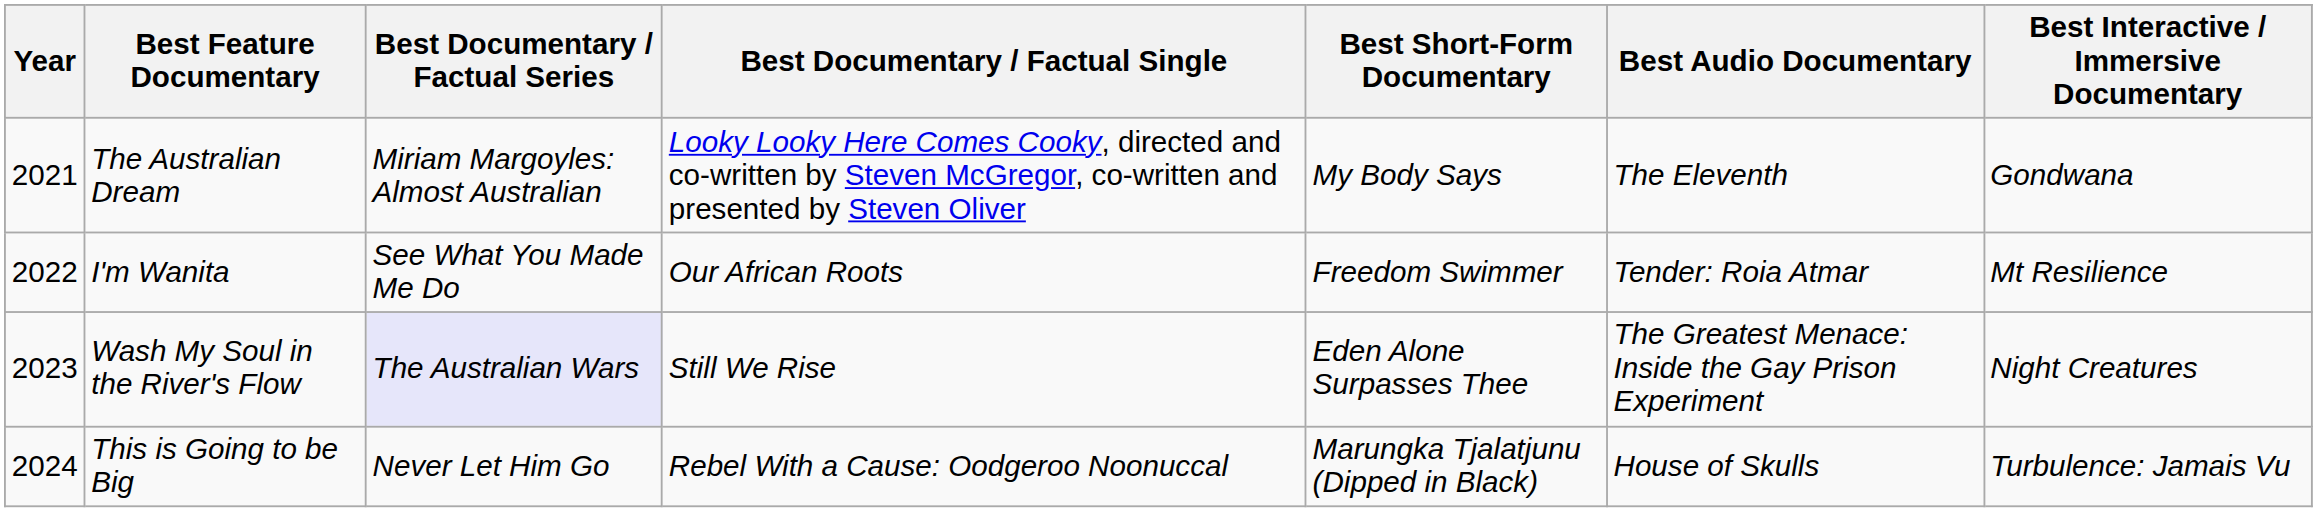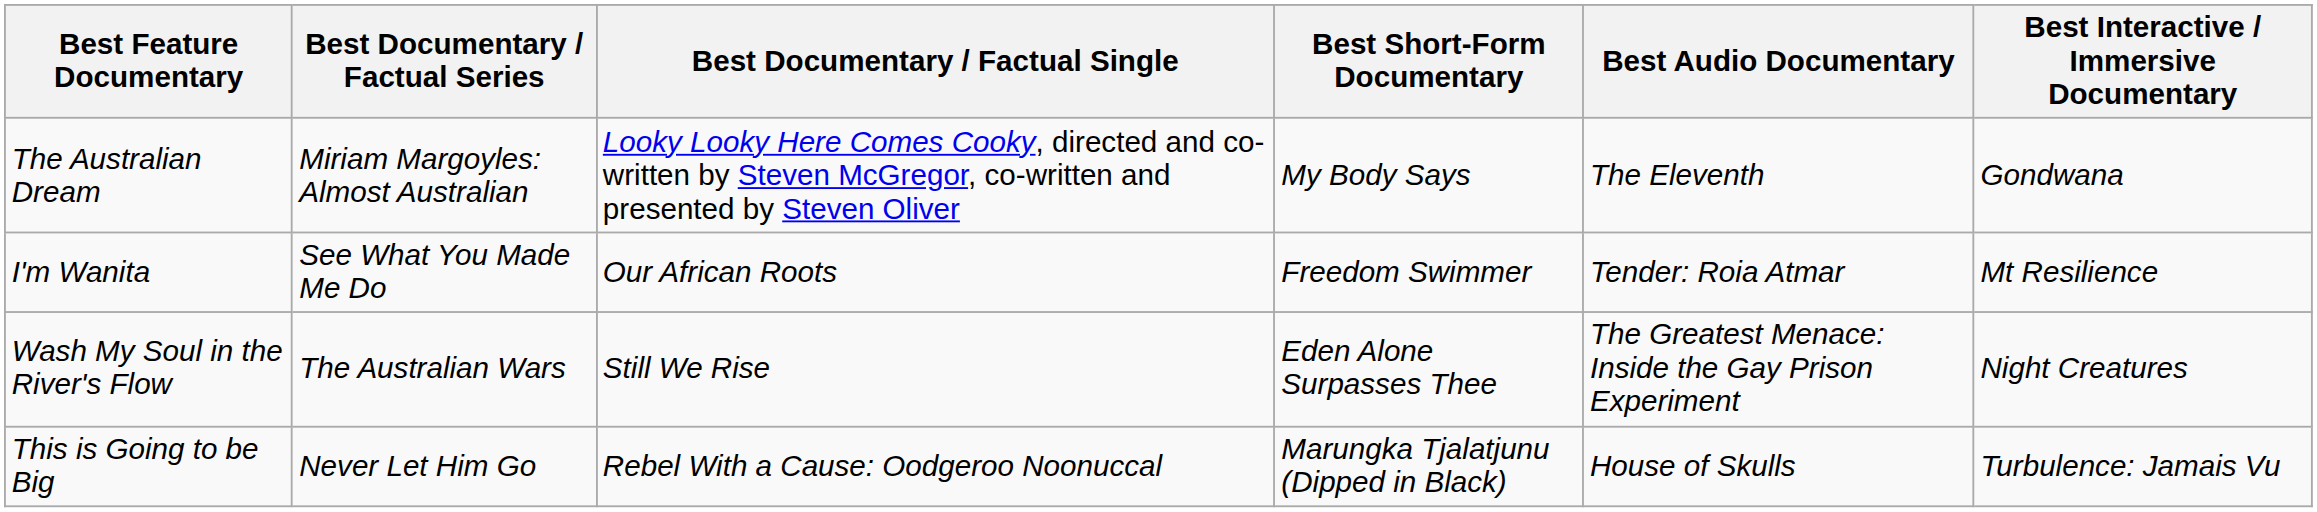- column: (45, 61)
(506, 368) lavender background -> (433, 368) no background
